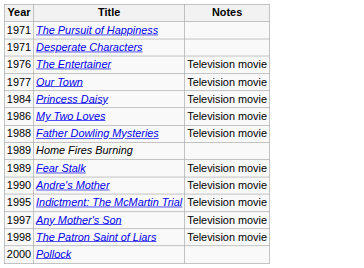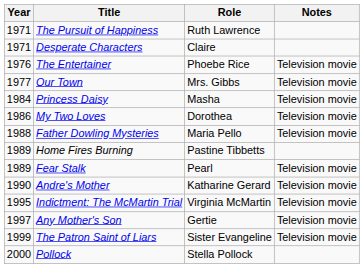+ column: (230, 13)
(19, 237) 1998 -> (19, 237) 1999
